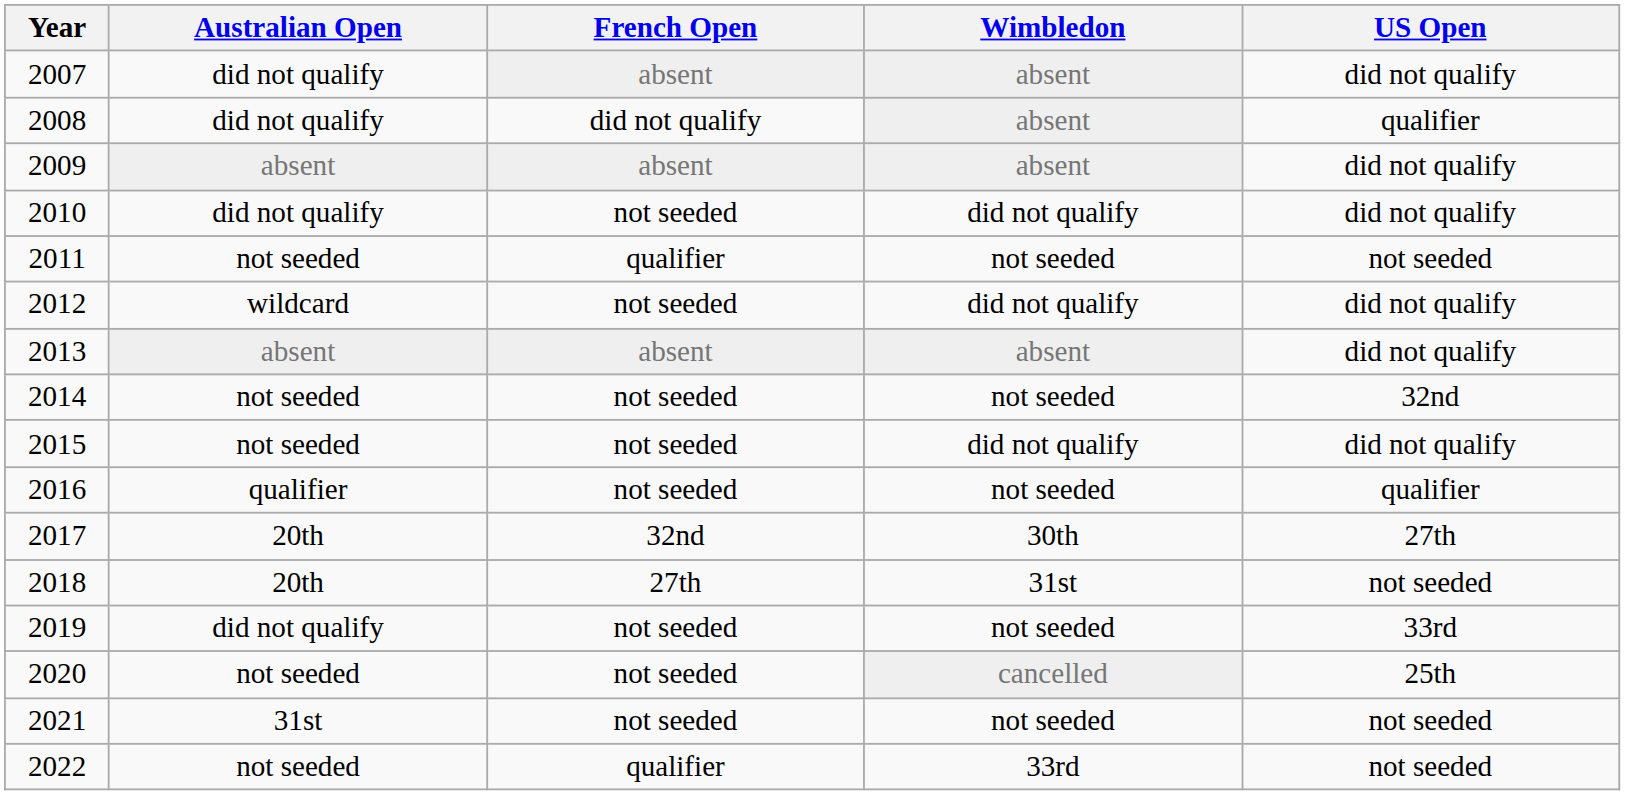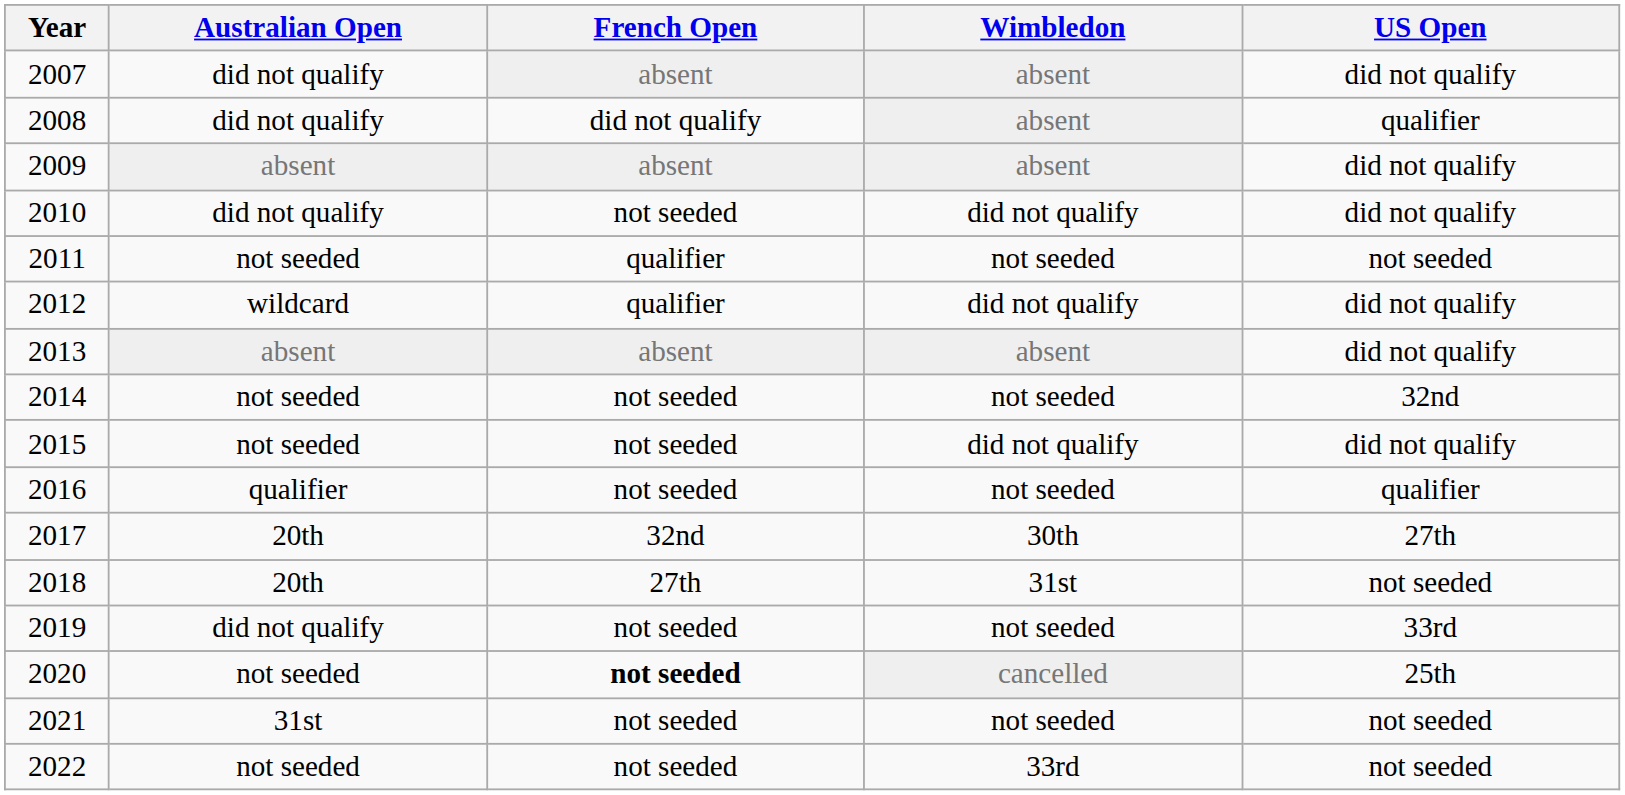(675, 304) not seeded -> (675, 304) qualifier
(675, 674) normal -> (675, 674) bold
(675, 766) qualifier -> (675, 766) not seeded
